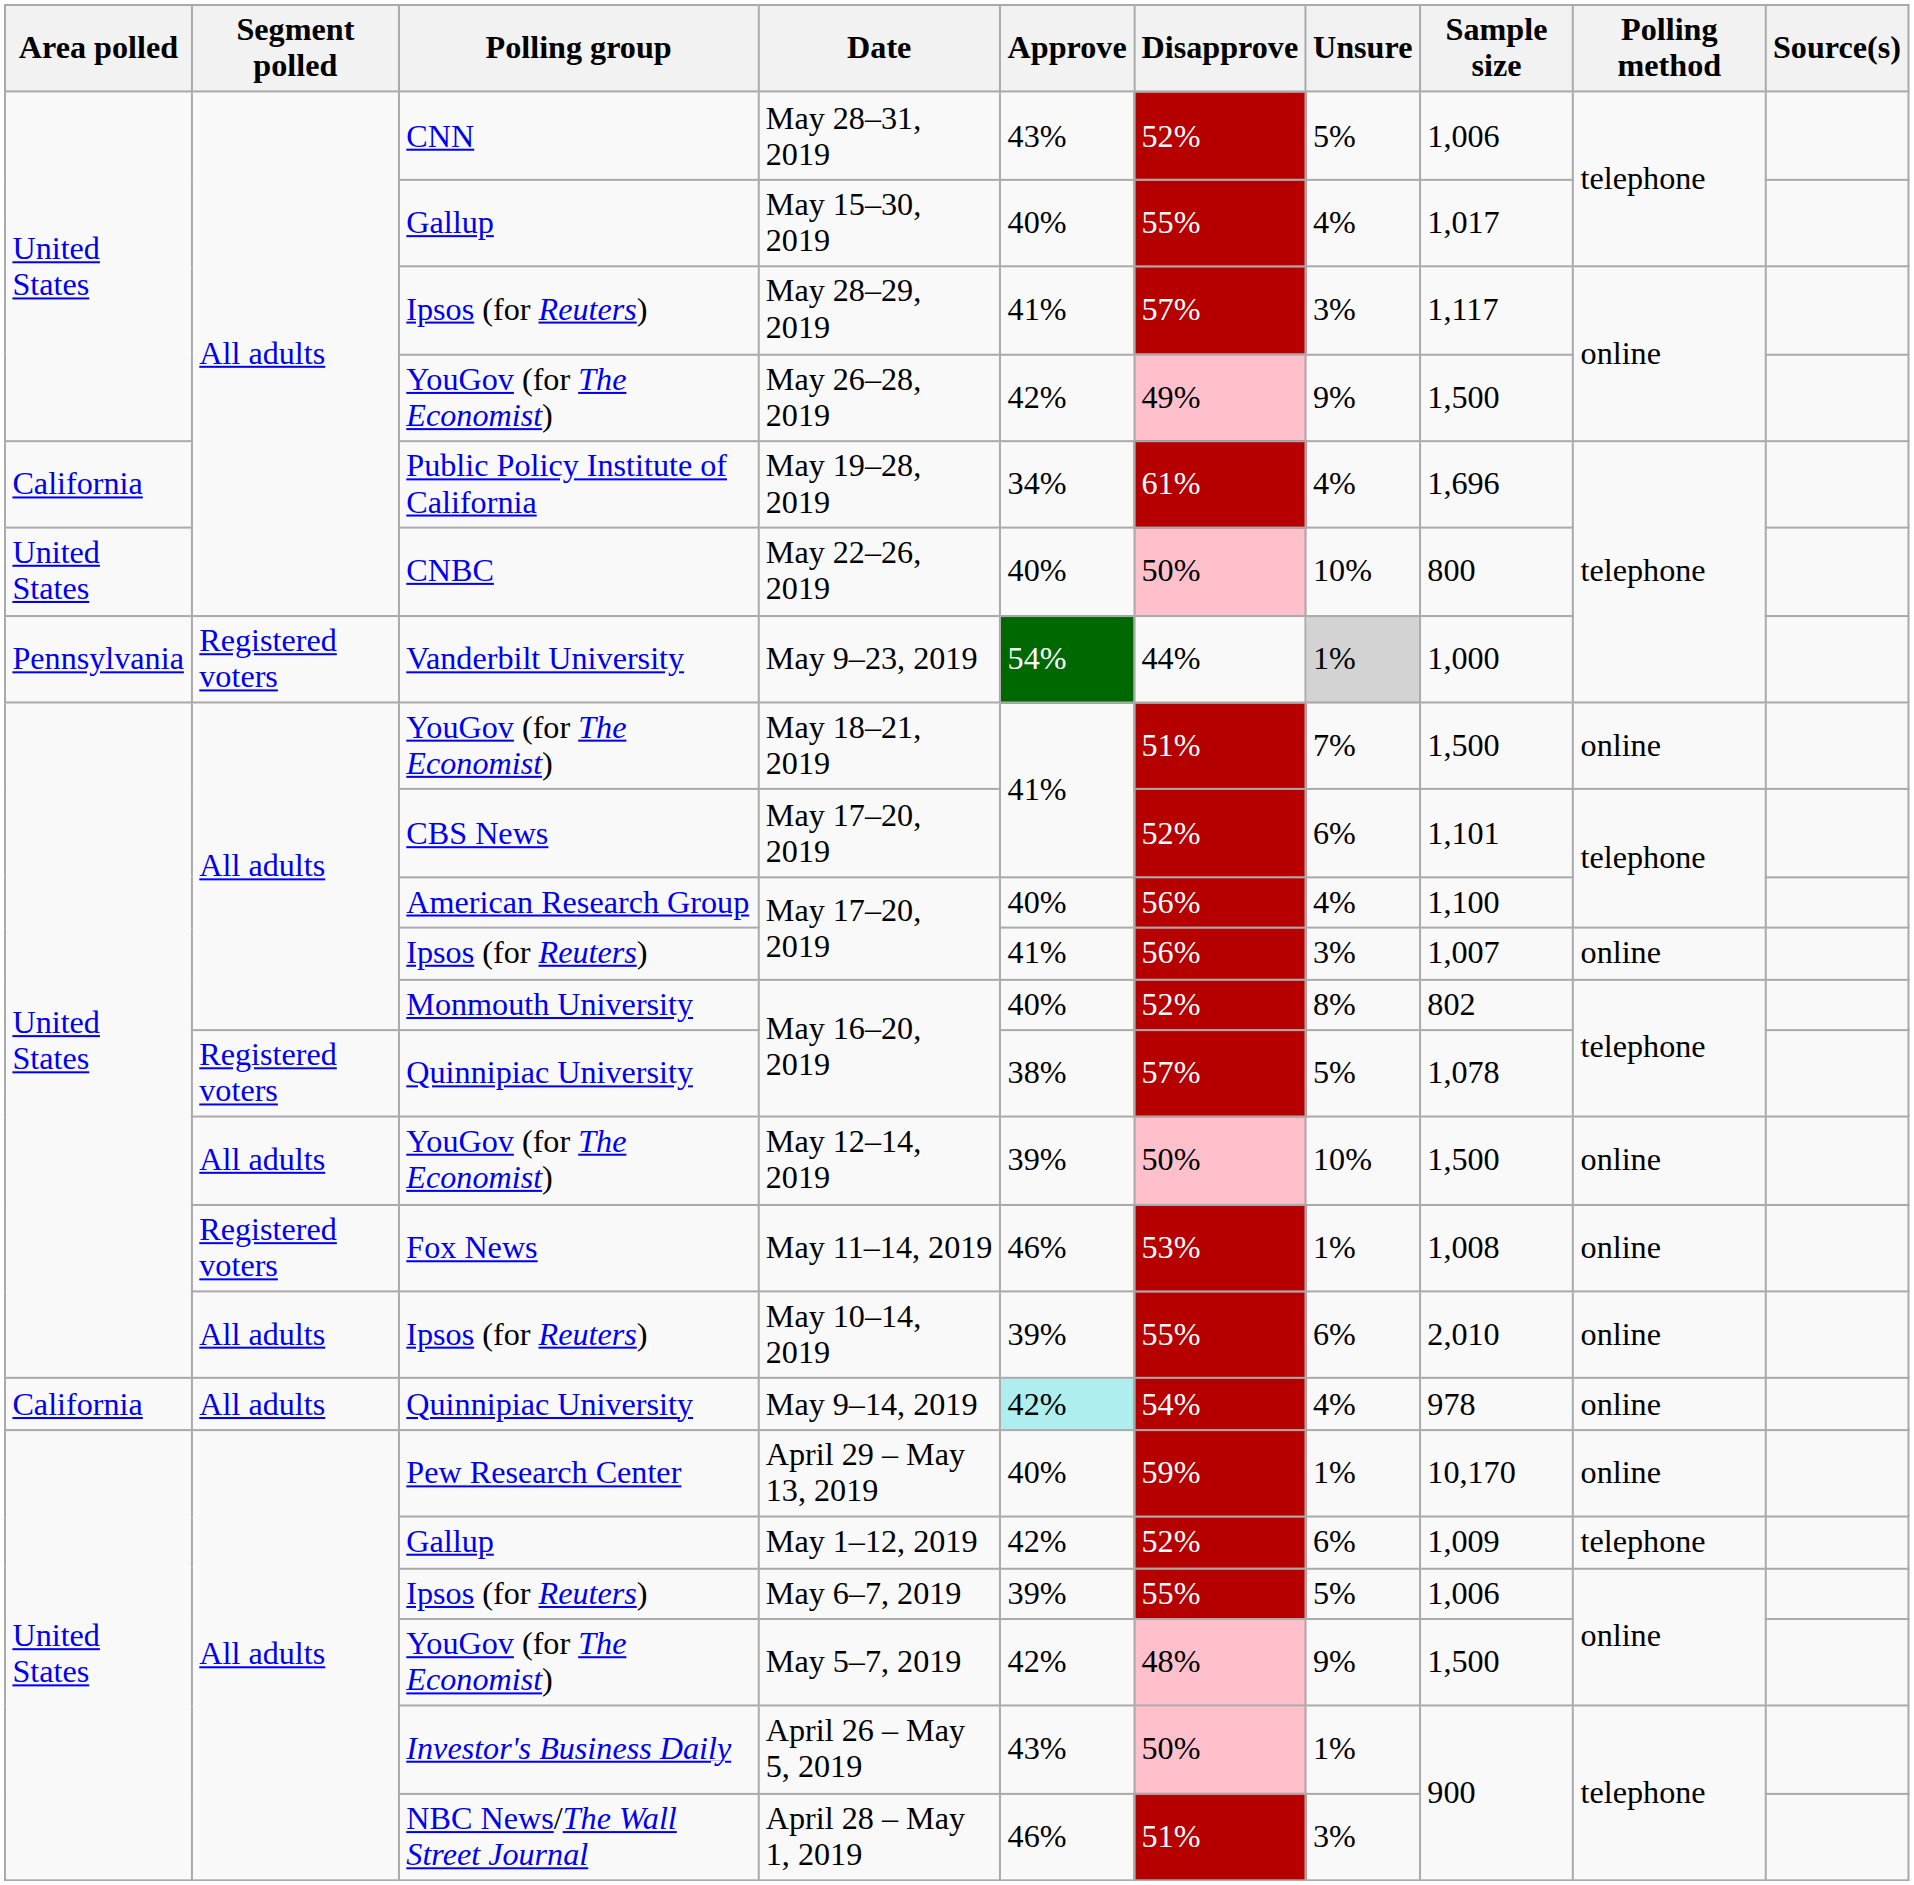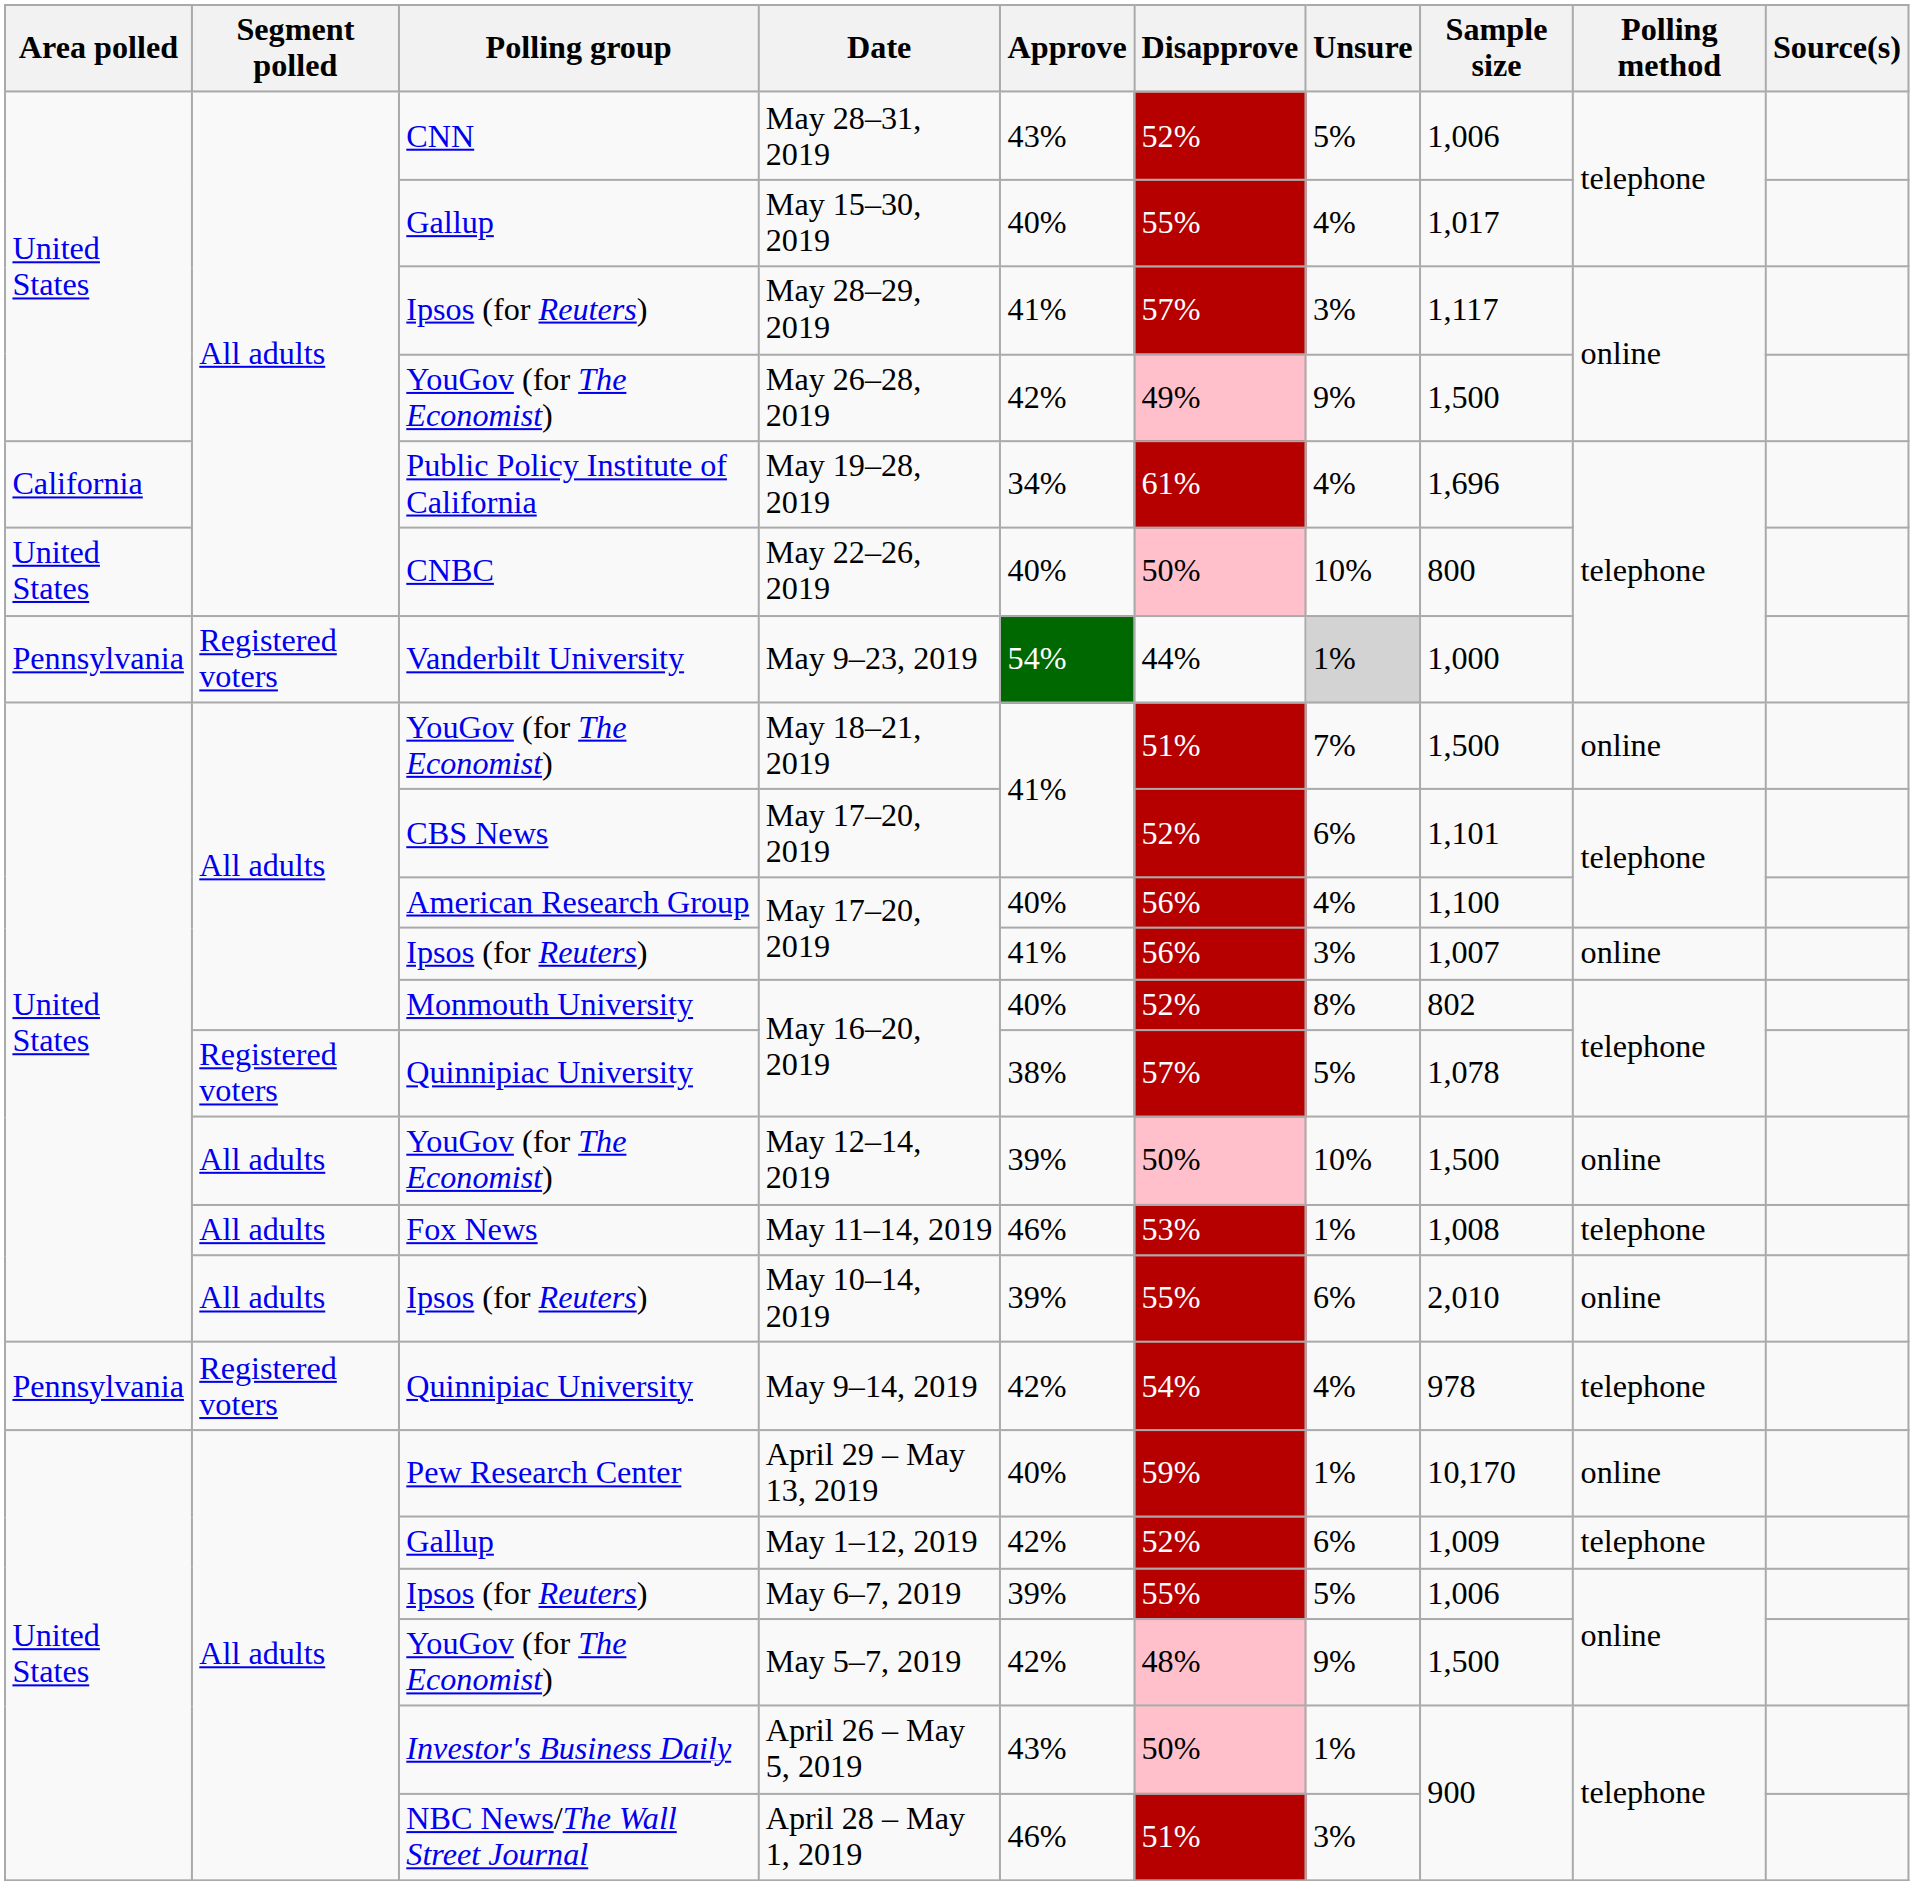(268, 1247) Registered voters -> (262, 1229) All adults
(1621, 1247) online -> (1643, 1229) telephone
(78, 1403) California -> (98, 1385) Pennsylvania
(262, 1403) All adults -> (268, 1385) Registered voters
(1037, 1403) paleturquoise background -> (1037, 1385) no background
(1621, 1403) online -> (1643, 1385) telephone
